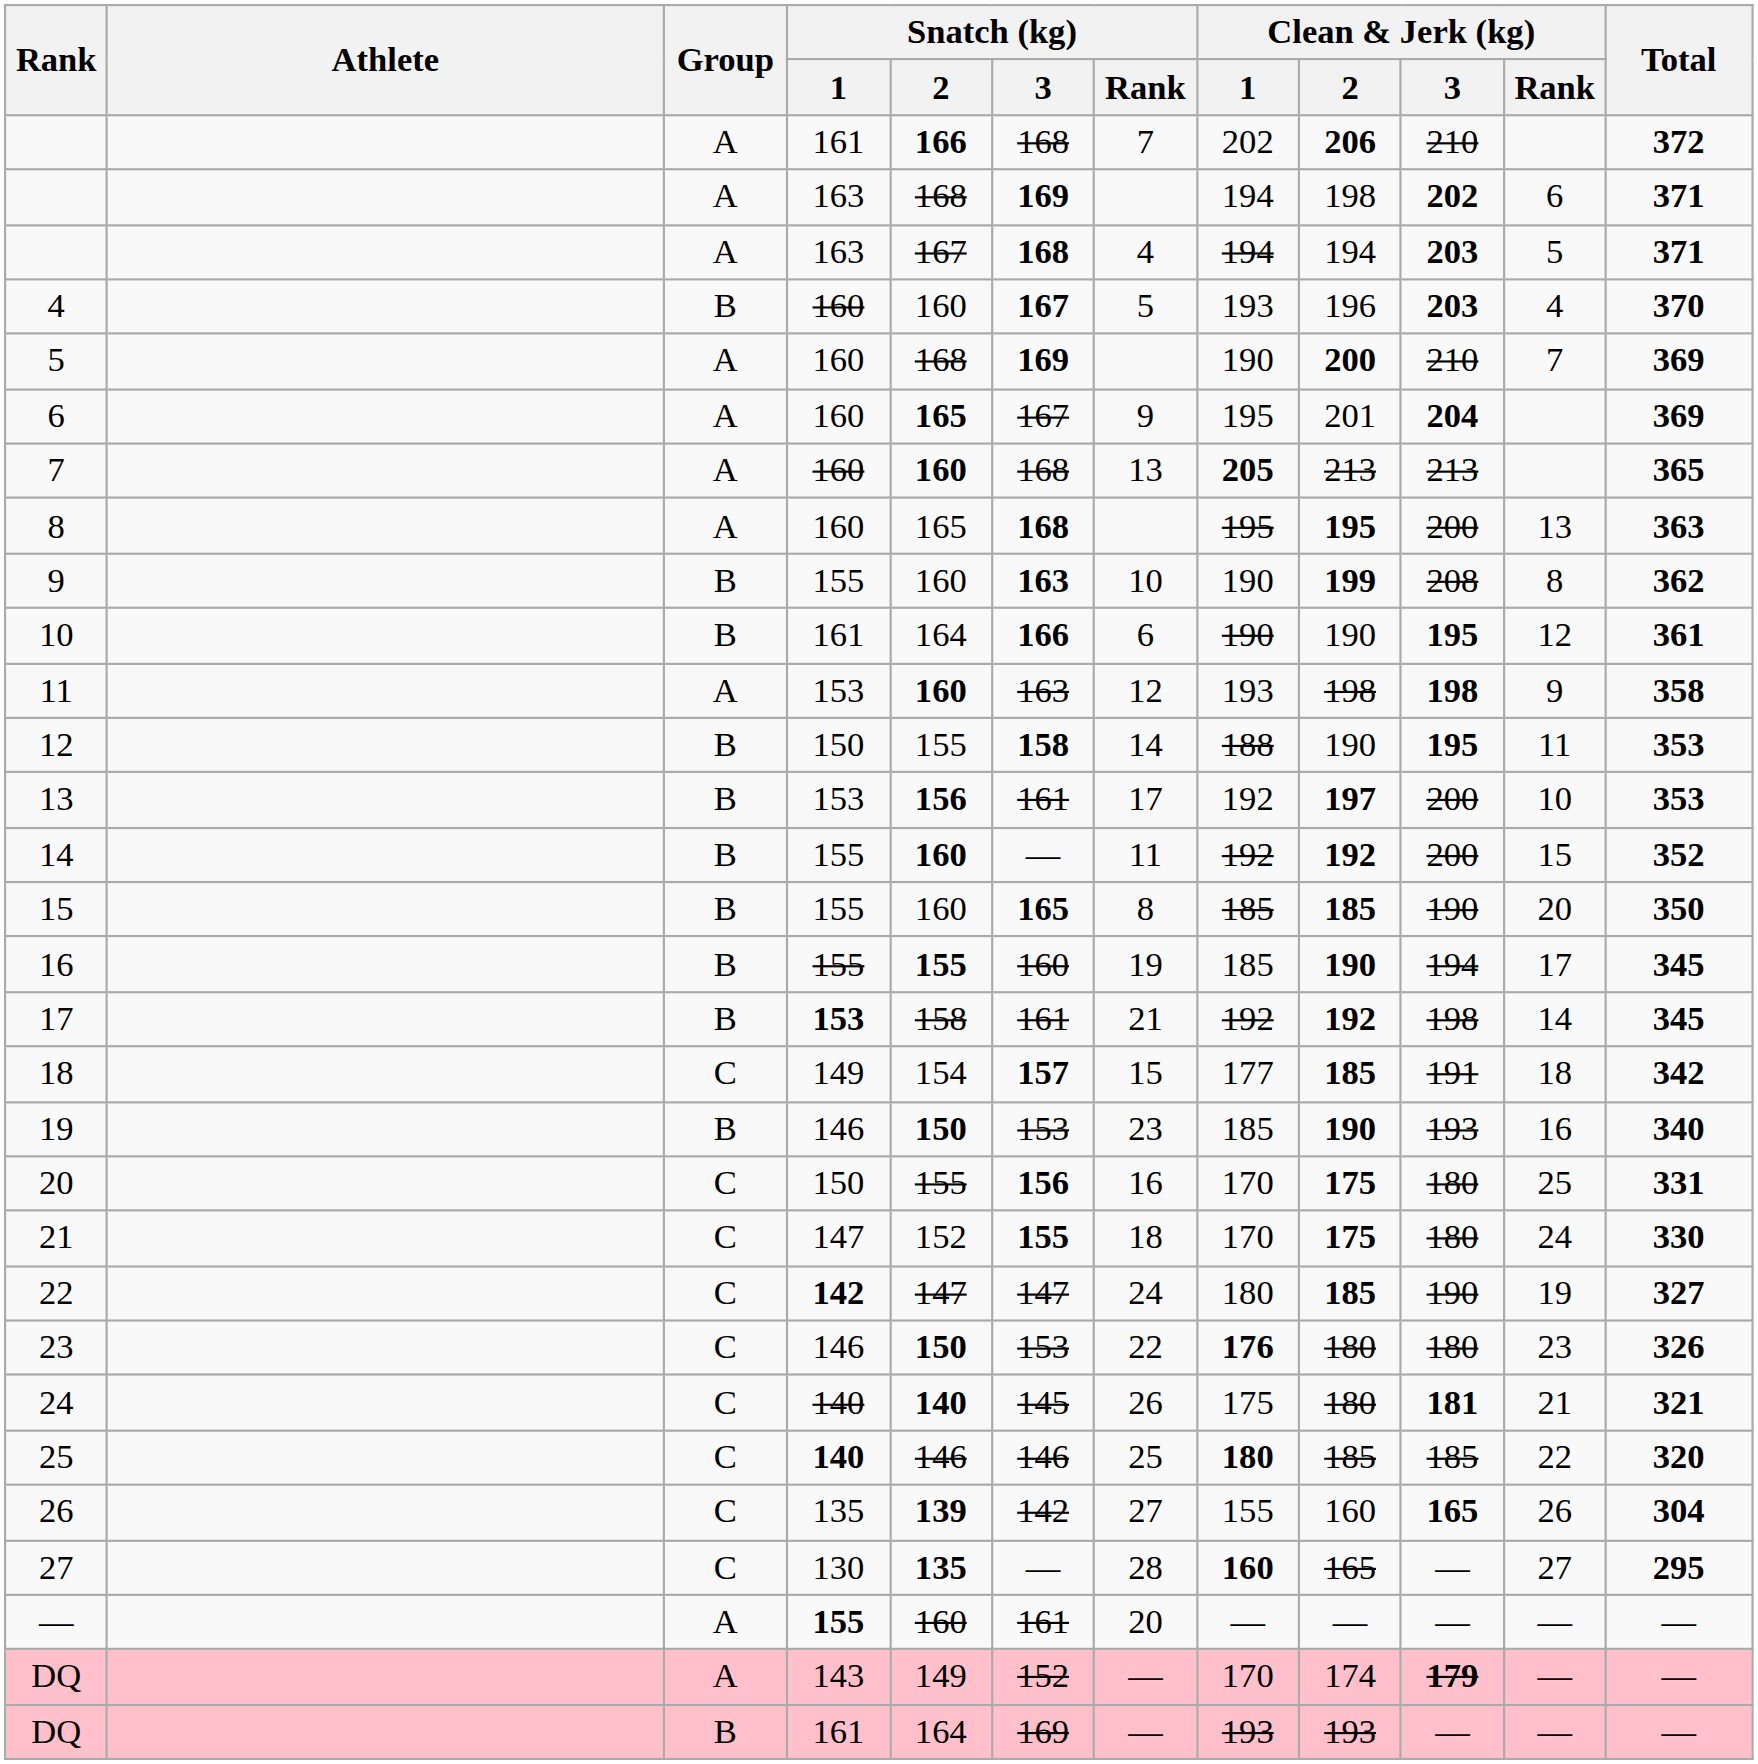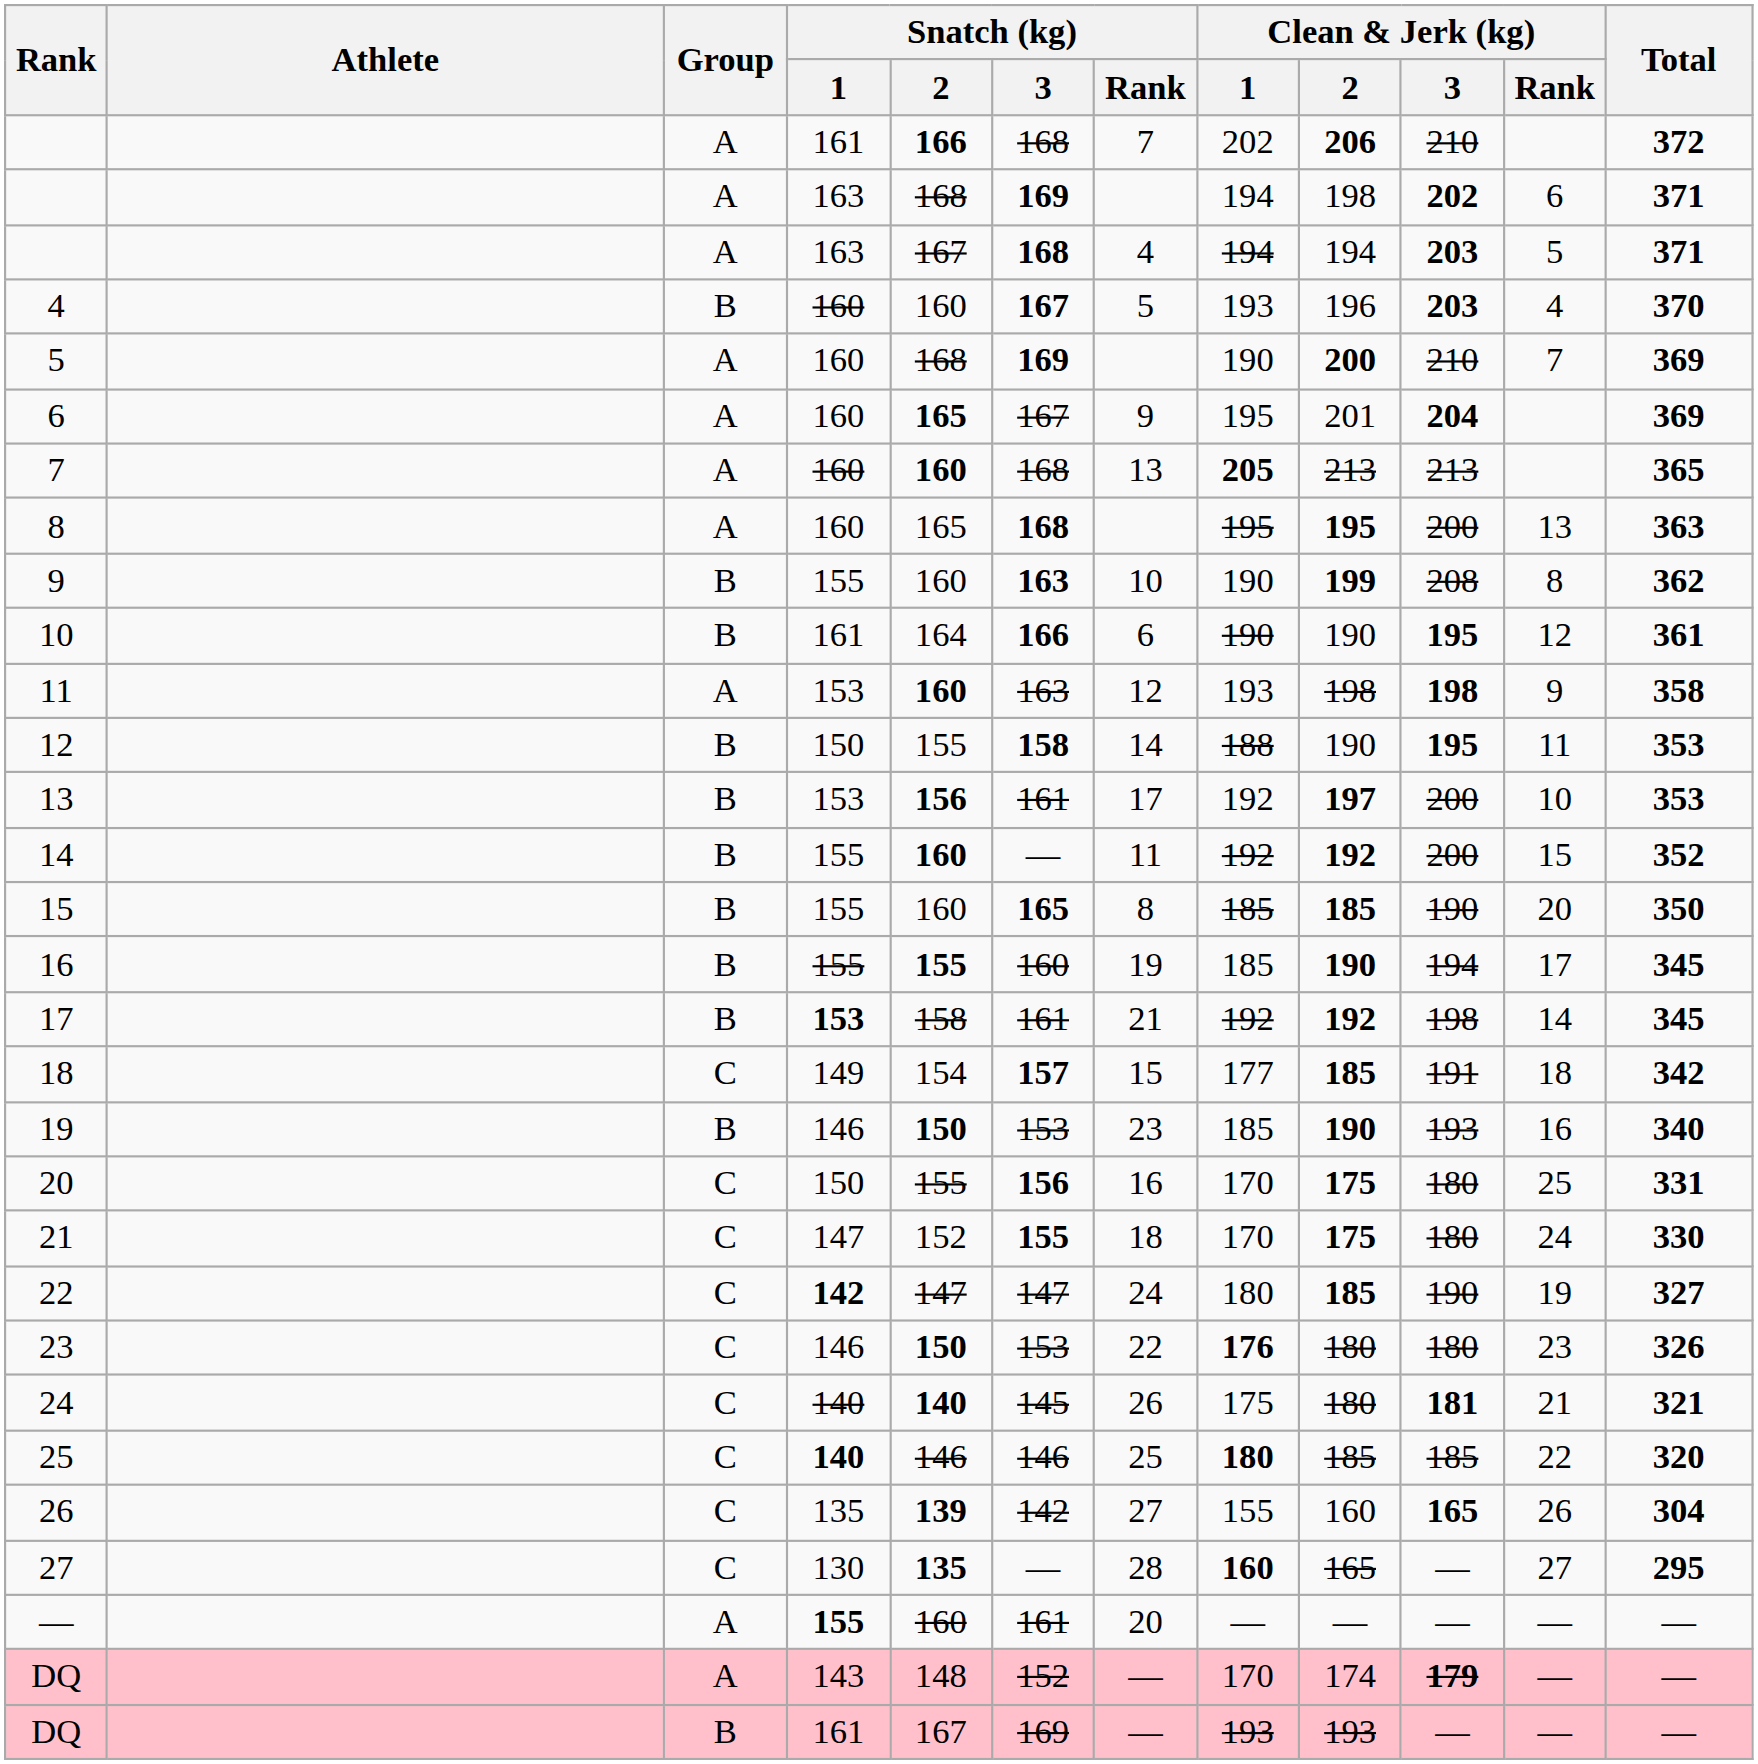(941, 1676) 149 -> (941, 1676) 148
(941, 1731) 164 -> (941, 1731) 167
